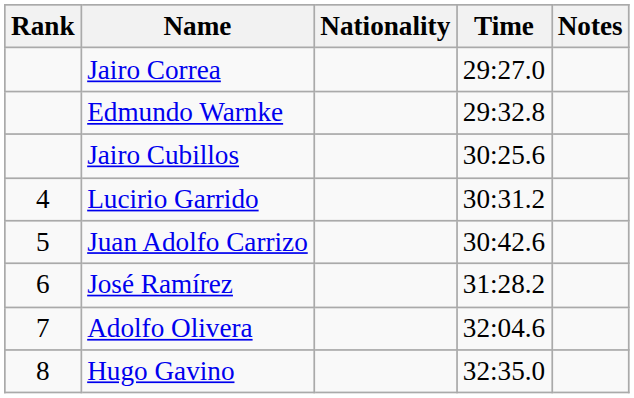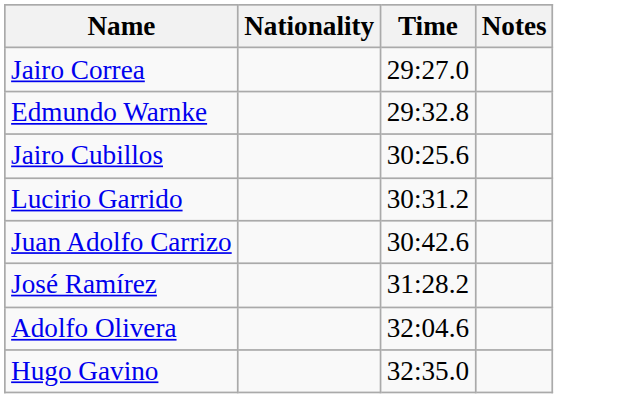- column: (43, 26)
